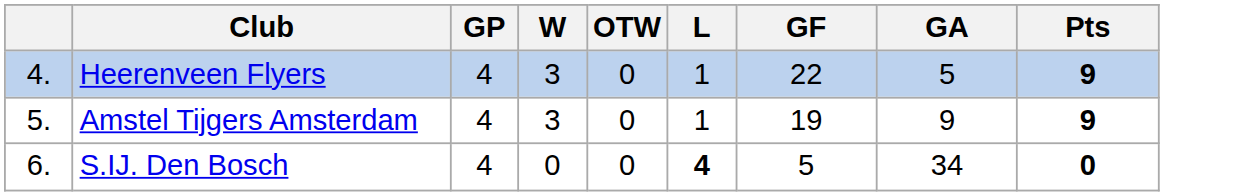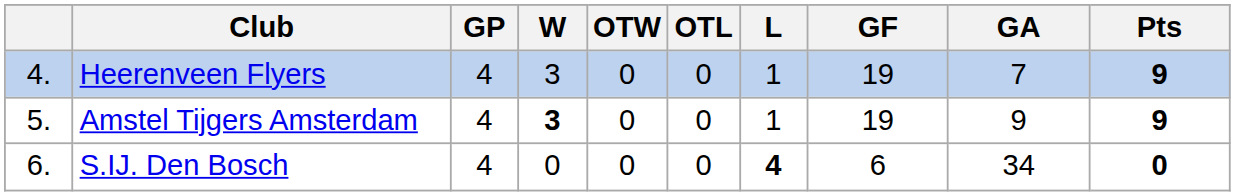+ column: (704, 27)
(806, 73) 22 -> (878, 73) 19
(947, 73) 5 -> (1019, 73) 7
(552, 119) normal -> (552, 119) bold
(806, 166) 5 -> (878, 166) 6
